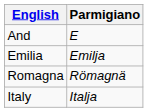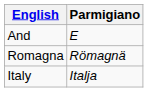- row: (25, 55)
